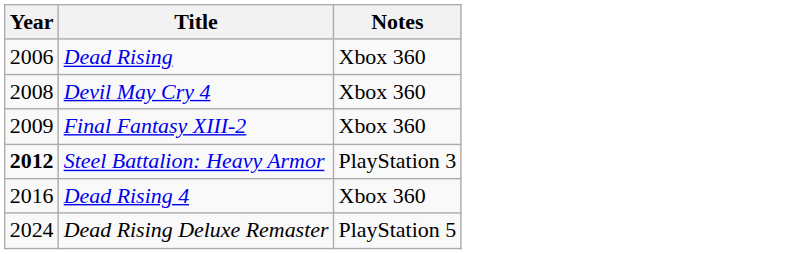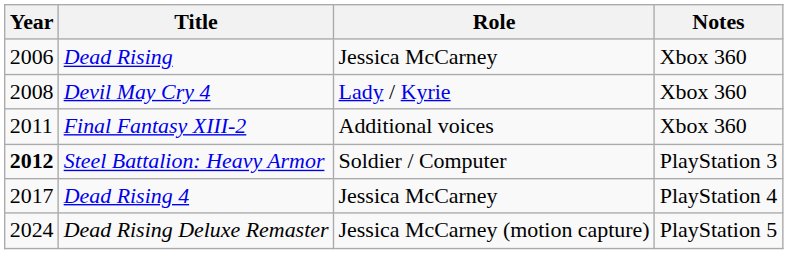+ column: (494, 21)
(32, 126) 2009 -> (31, 126) 2011
(32, 195) 2016 -> (32, 195) 2017
(382, 195) Xbox 360 -> (718, 195) PlayStation 4
